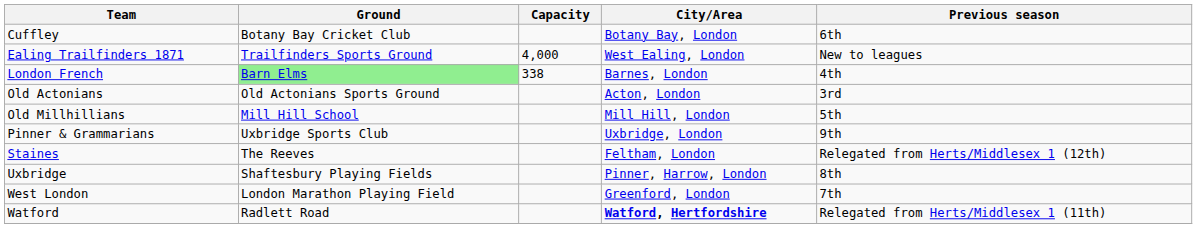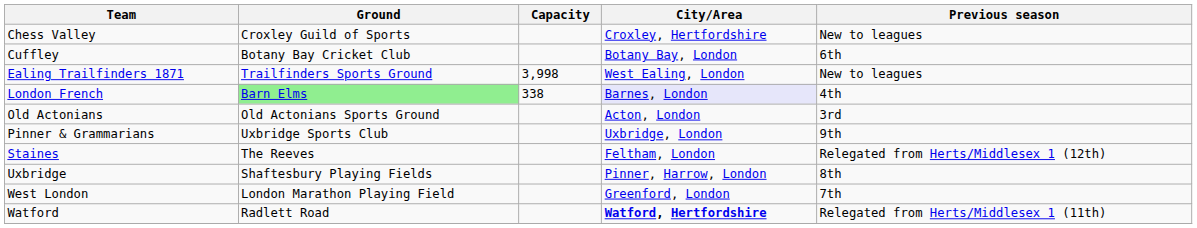+ row: (52, 34)
(540, 54) 4,000 -> (540, 74) 3,998
(656, 74) no background -> (656, 94) lavender background
- row: (66, 114)
